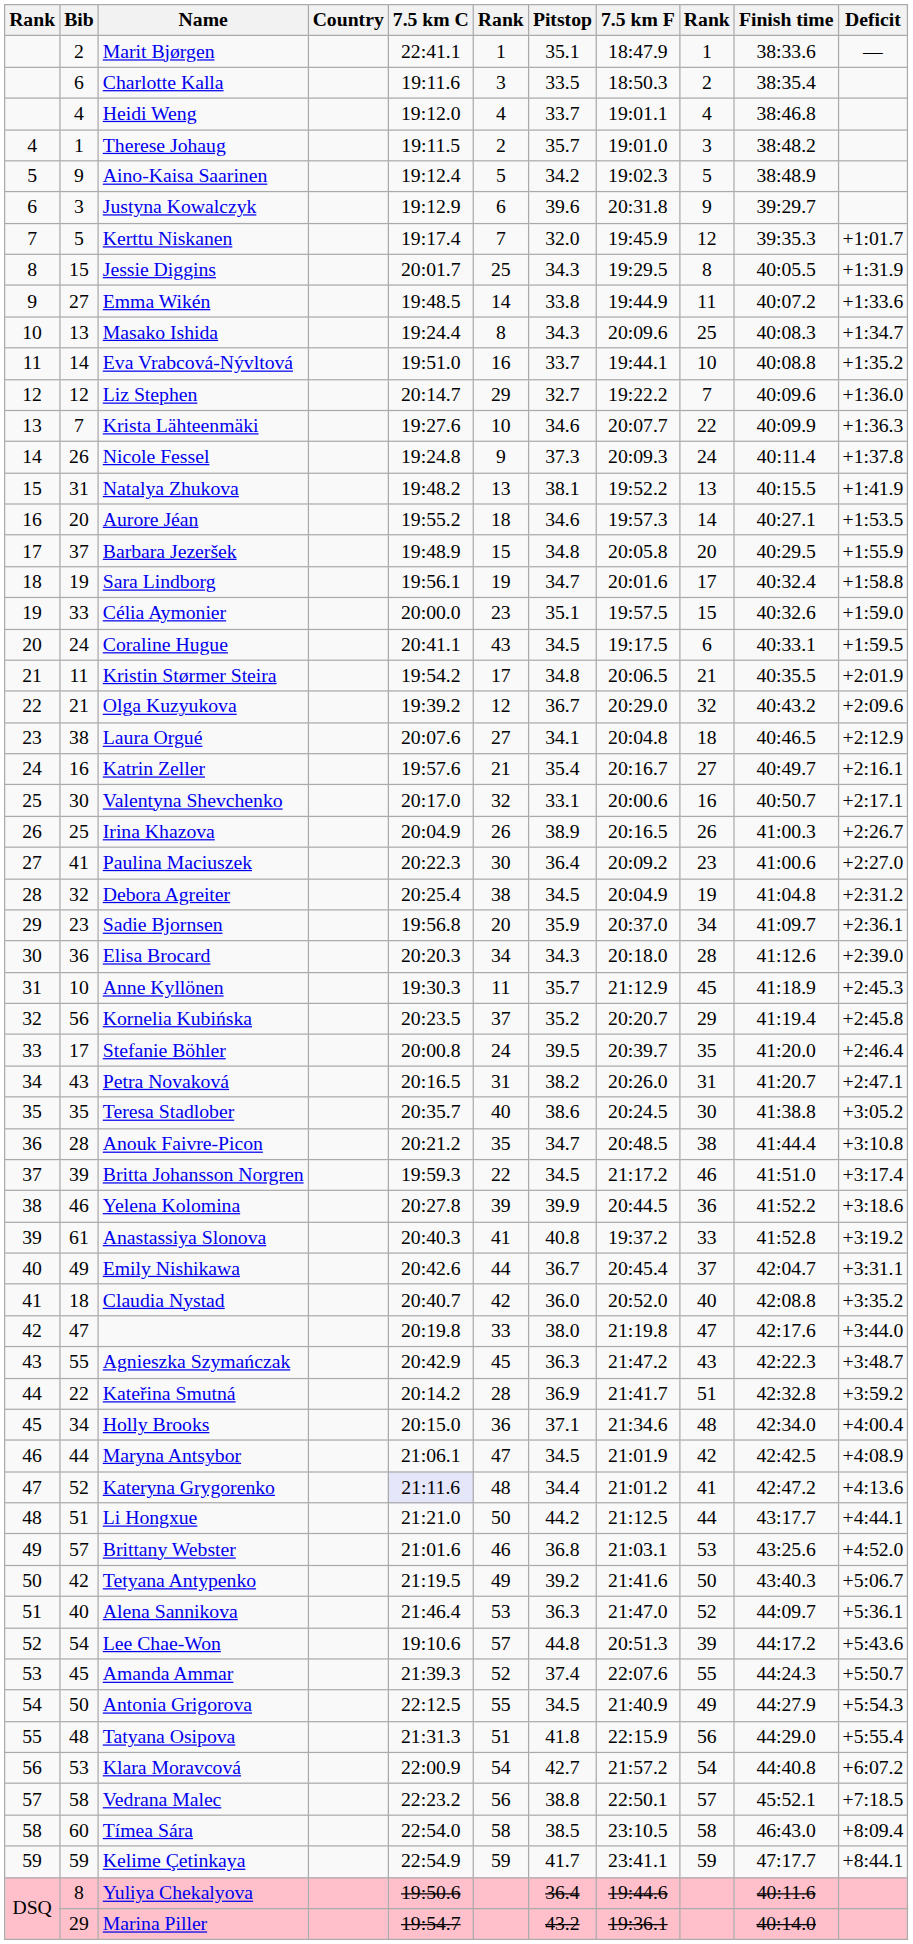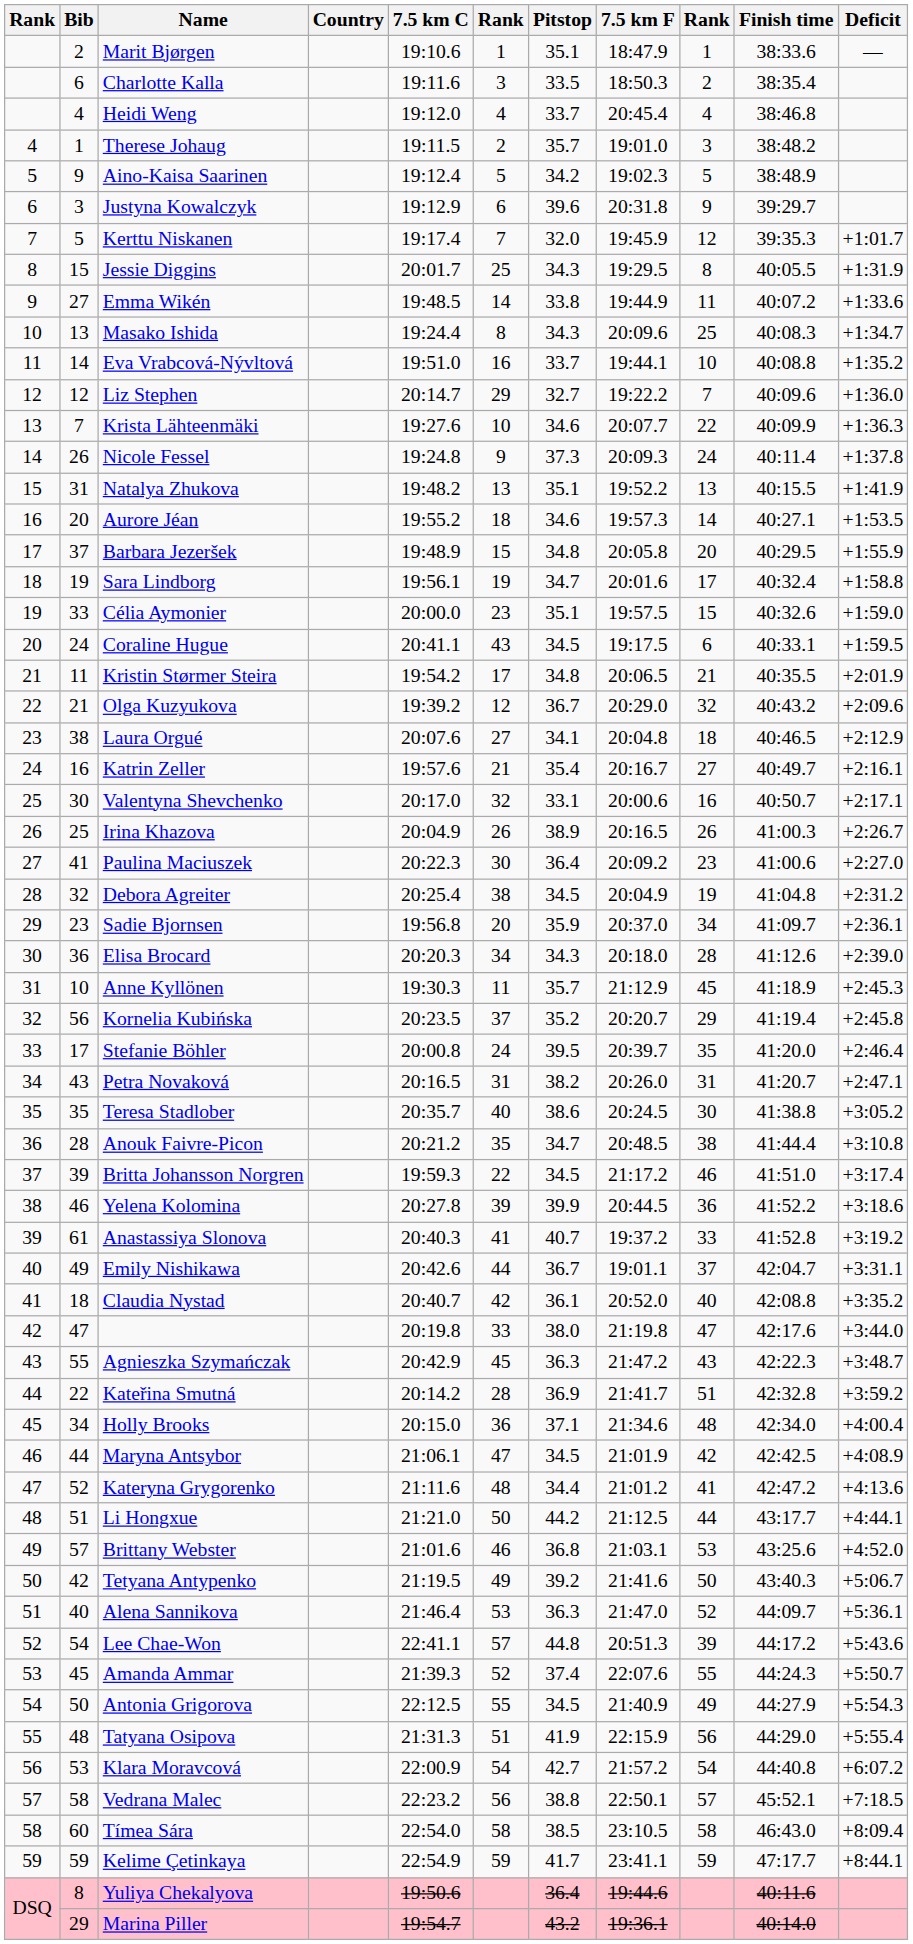(431, 51) 22:41.1 -> (431, 51) 19:10.6
(638, 113) 19:01.1 -> (638, 113) 20:45.4
(562, 488) 38.1 -> (562, 488) 35.1
(562, 1237) 40.8 -> (562, 1237) 40.7
(638, 1268) 20:45.4 -> (638, 1268) 19:01.1
(562, 1299) 36.0 -> (562, 1299) 36.1
(431, 1487) lavender background -> (431, 1487) no background
(431, 1643) 19:10.6 -> (431, 1643) 22:41.1
(562, 1736) 41.8 -> (562, 1736) 41.9
